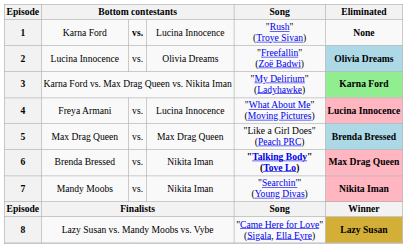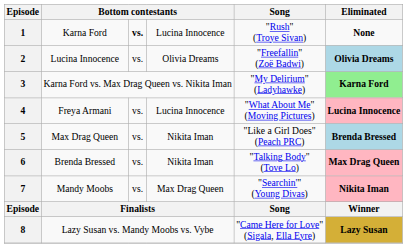(190, 136) Max Drag Queen -> (190, 136) Nikita Iman
(280, 162) bold -> (280, 162) normal
(190, 188) Nikita Iman -> (190, 188) Max Drag Queen
